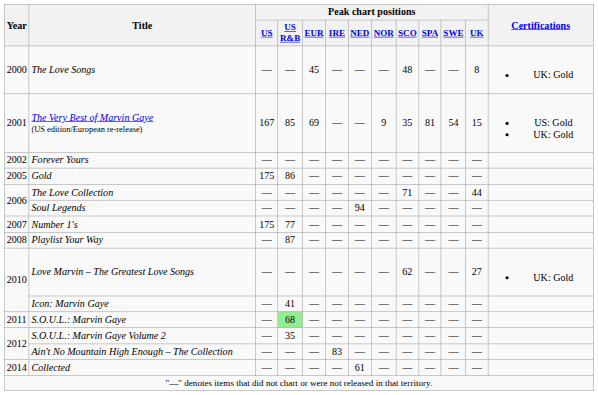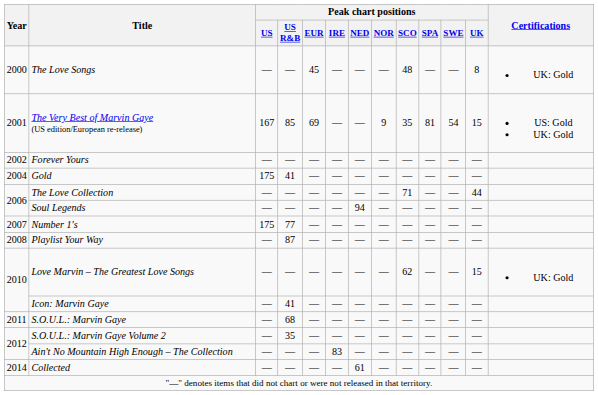(17, 176) 2005 -> (17, 176) 2004
(290, 176) 86 -> (290, 176) 41
(477, 272) 27 -> (477, 272) 15
(290, 319) lightgreen background -> (290, 319) no background
